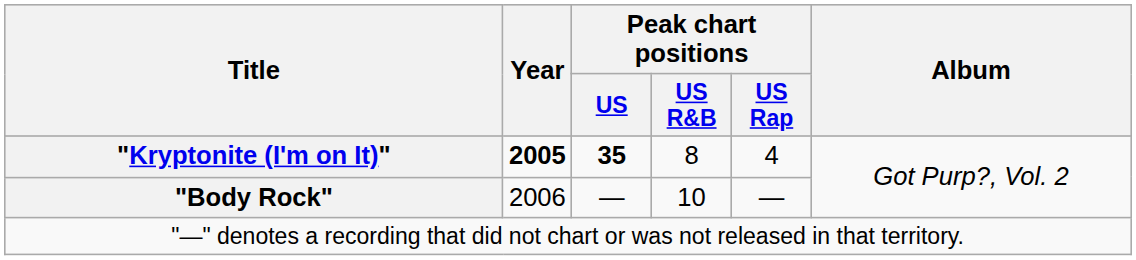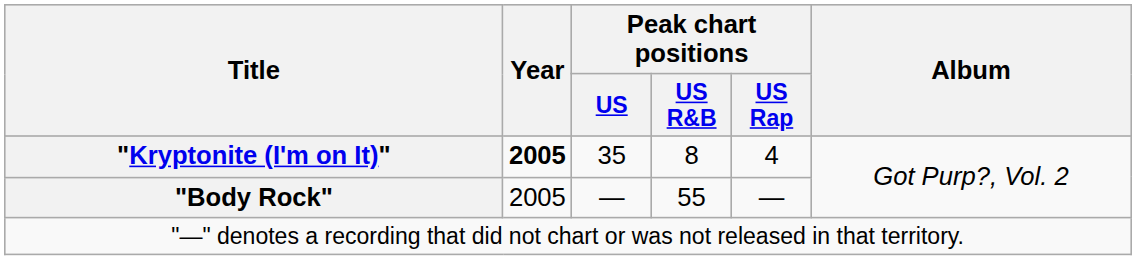(612, 156) bold -> (612, 156) normal
(537, 196) 2006 -> (537, 196) 2005
(692, 196) 10 -> (692, 196) 55
